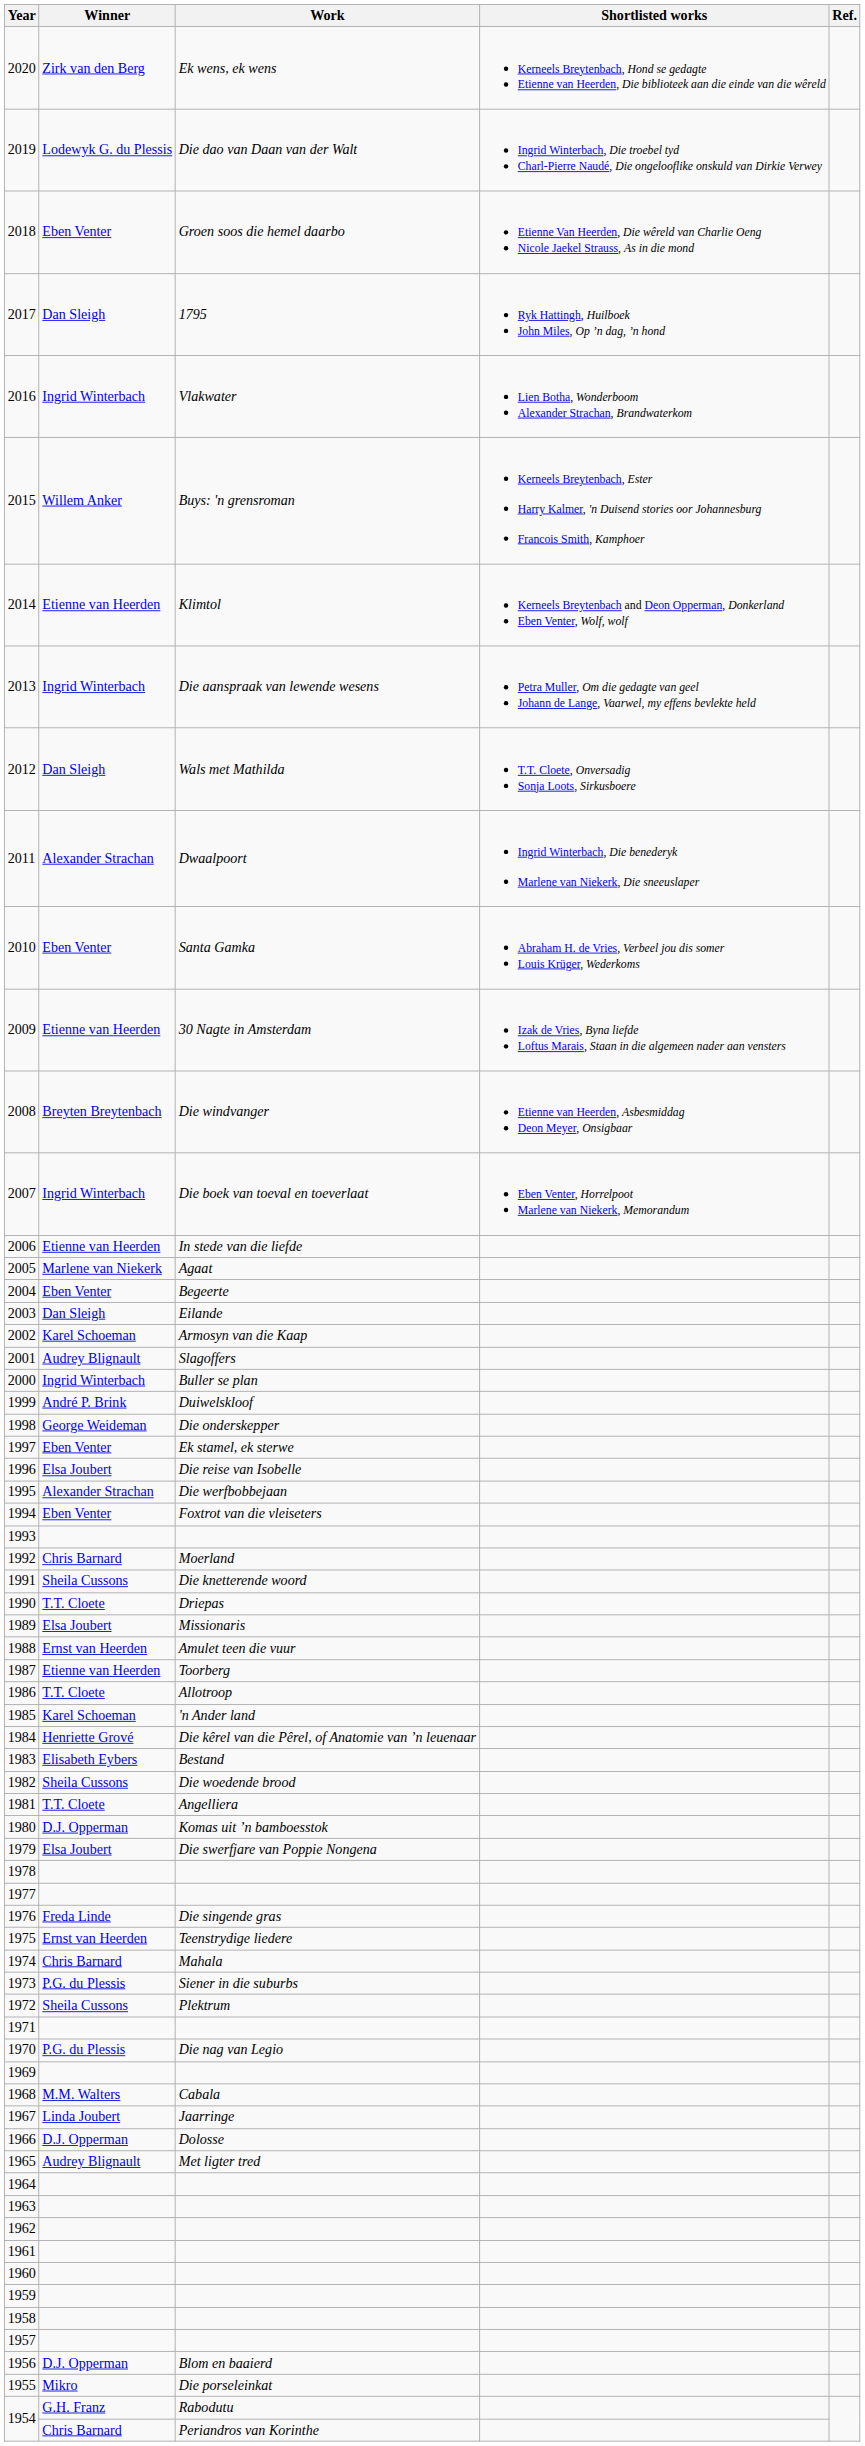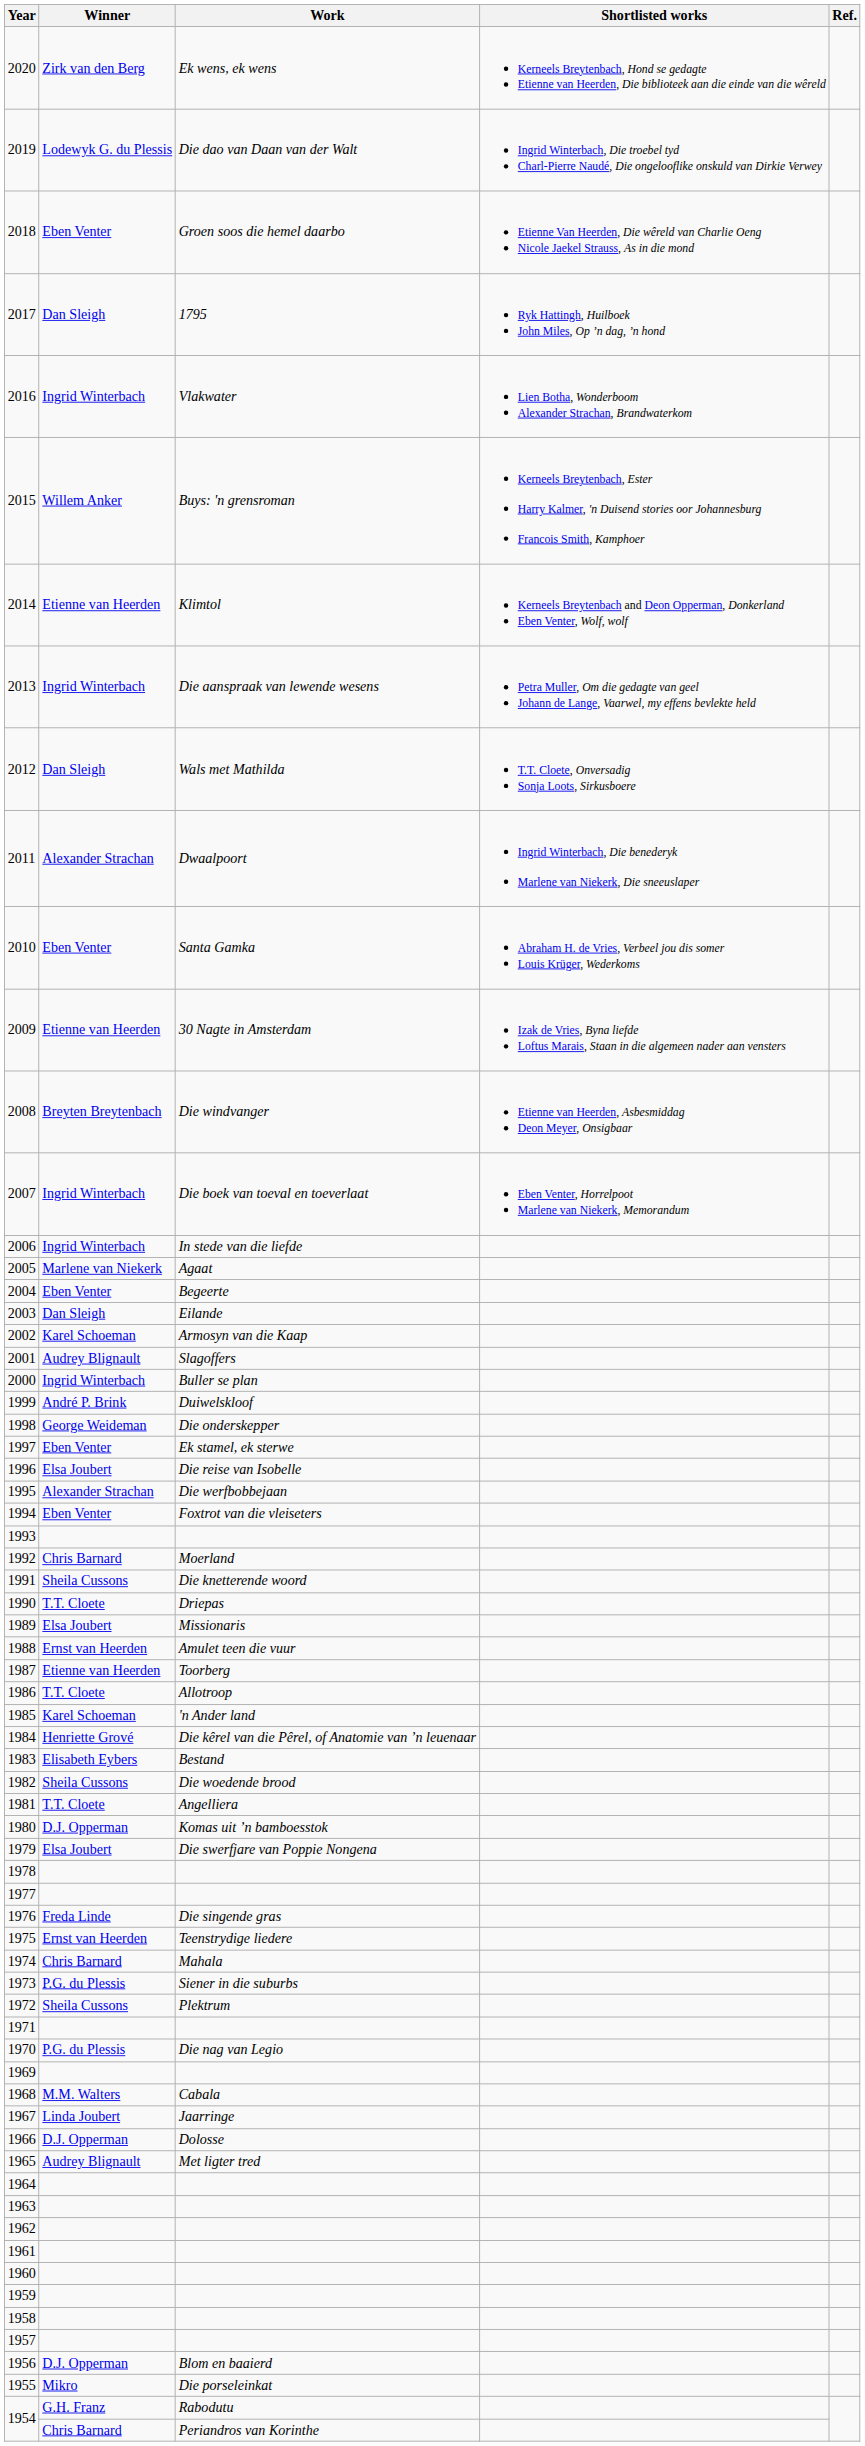(101, 1246) Etienne van Heerden -> (94, 1246) Ingrid Winterbach
